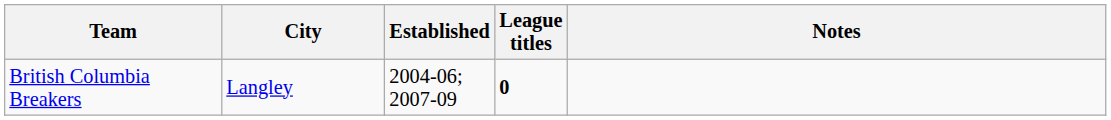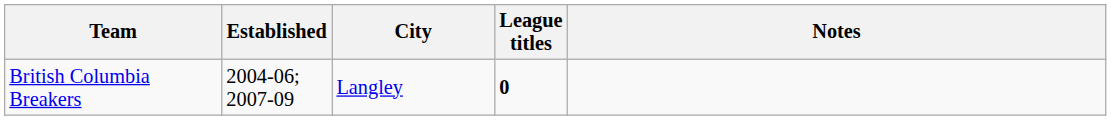columns swapped: (303, 32) <-> (440, 32)
